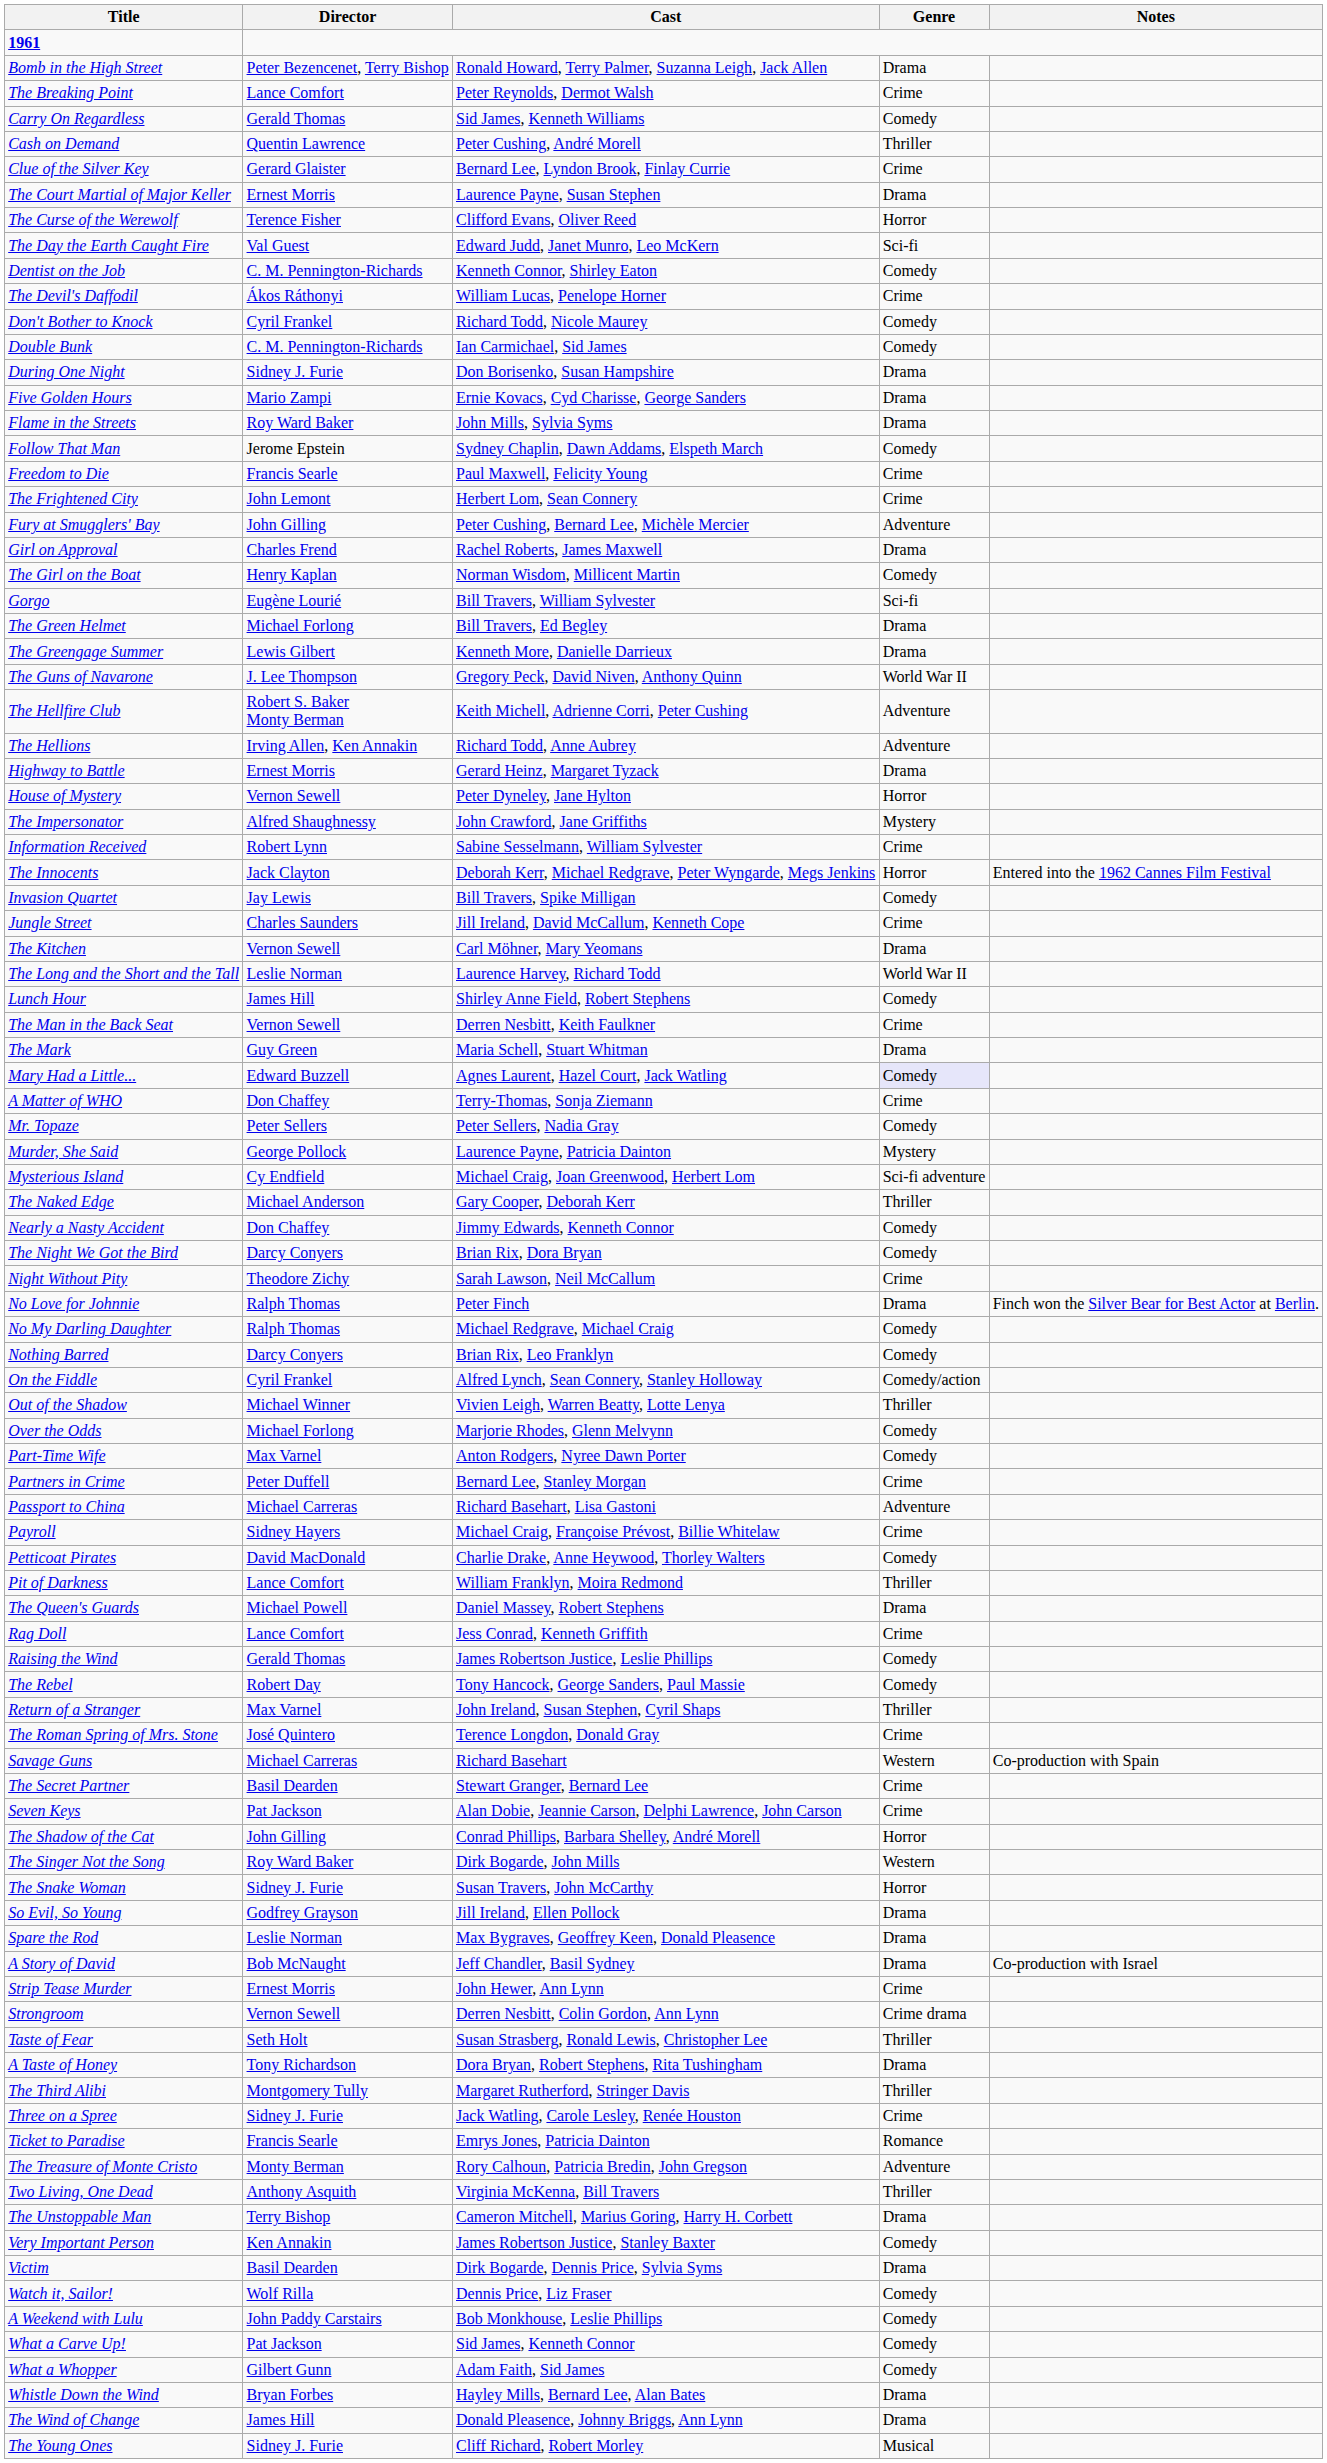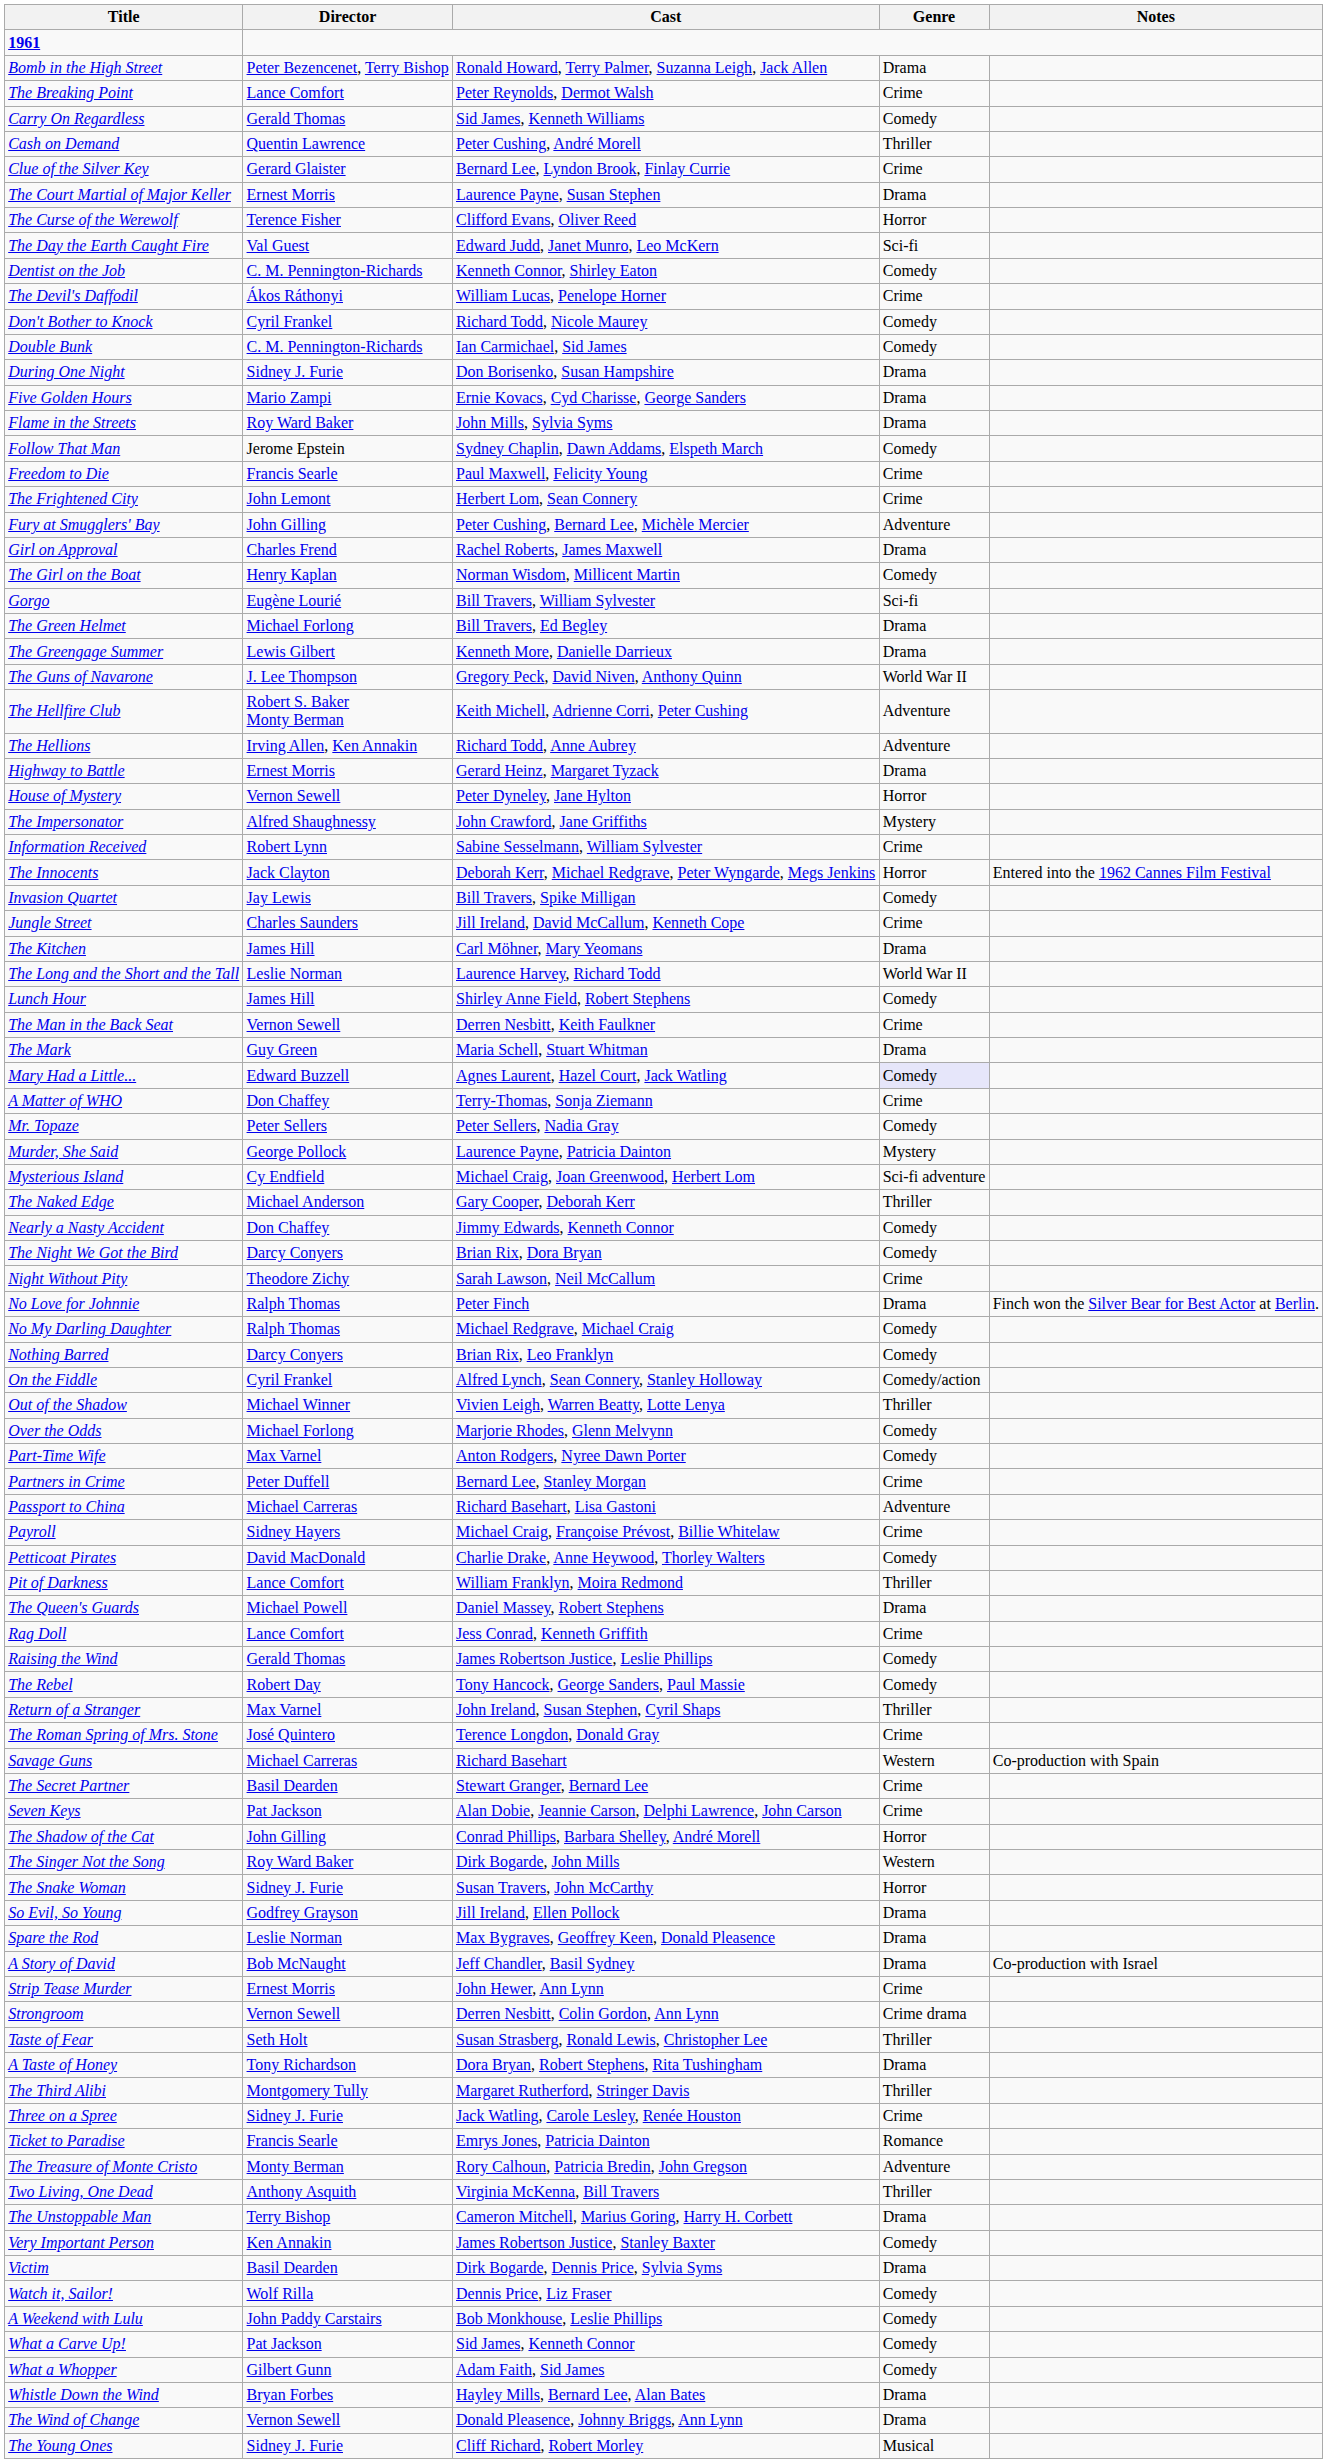(293, 948) Vernon Sewell -> (281, 948) James Hill
(281, 2420) James Hill -> (293, 2420) Vernon Sewell
